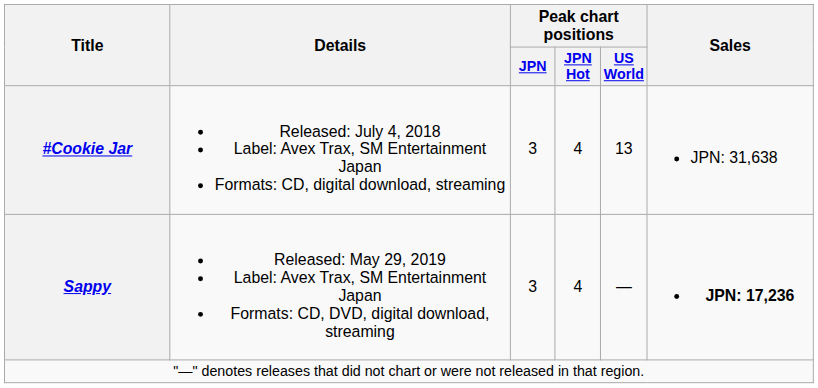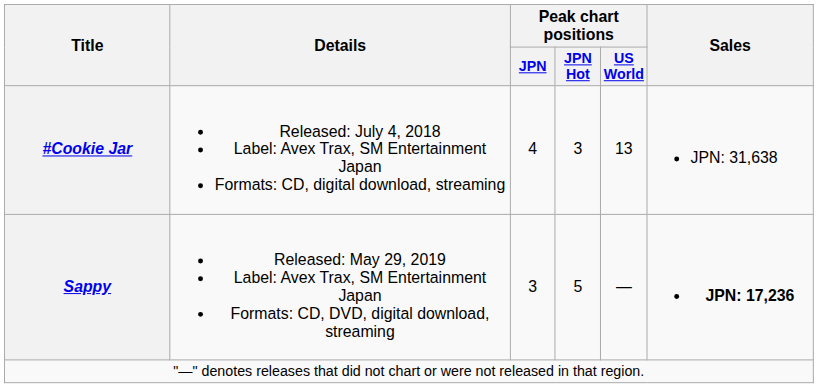(533, 149) 3 -> (533, 149) 4
(578, 149) 4 -> (578, 149) 3
(578, 286) 4 -> (578, 286) 5
